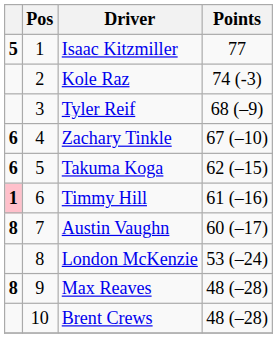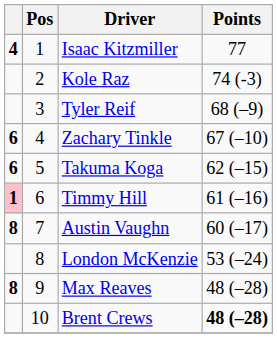(13, 49) 5 -> (13, 49) 4
(237, 317) normal -> (237, 317) bold
